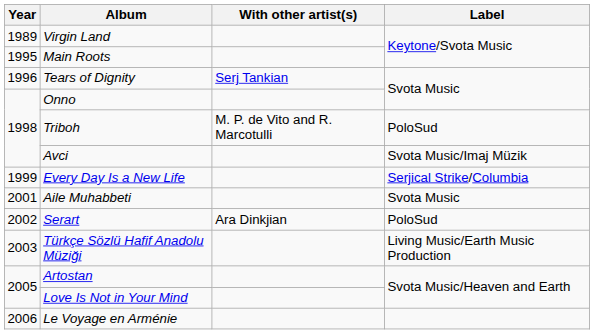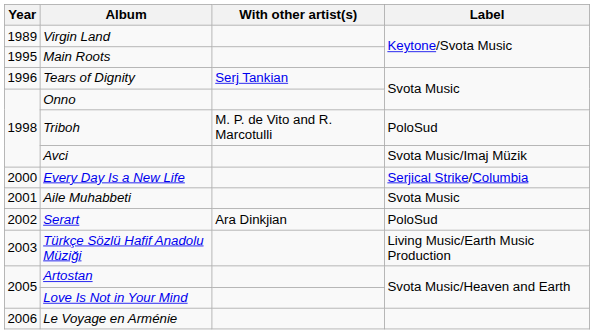(22, 177) 1999 -> (22, 177) 2000
